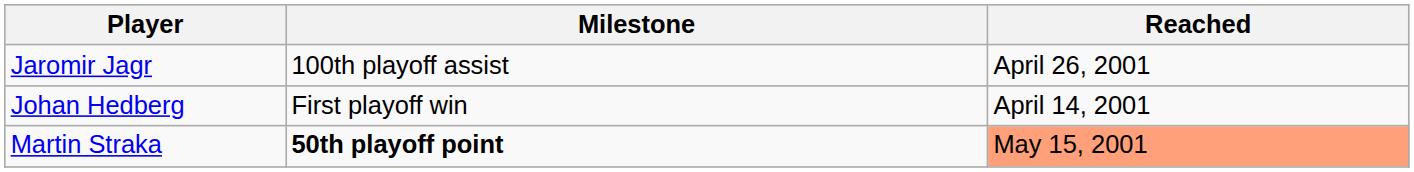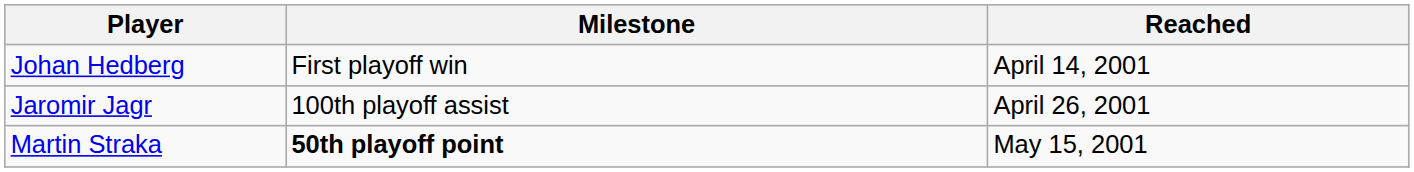rows swapped: (98, 105) <-> (81, 65)
(1071, 145) lightsalmon background -> (1071, 145) no background
